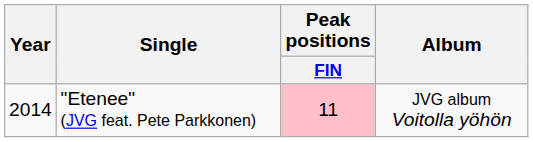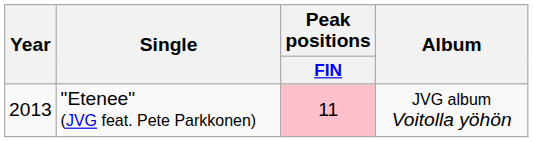(30, 109) 2014 -> (30, 109) 2013
